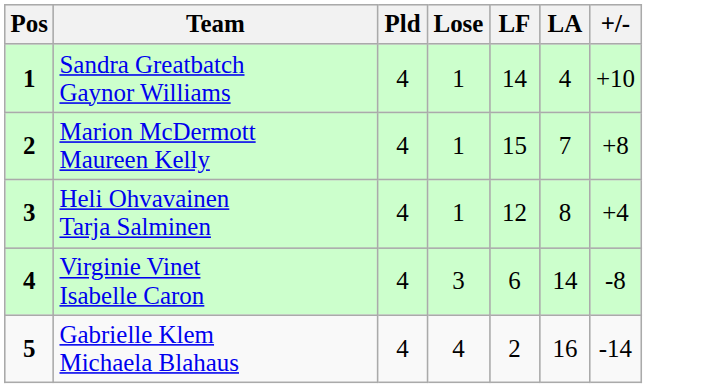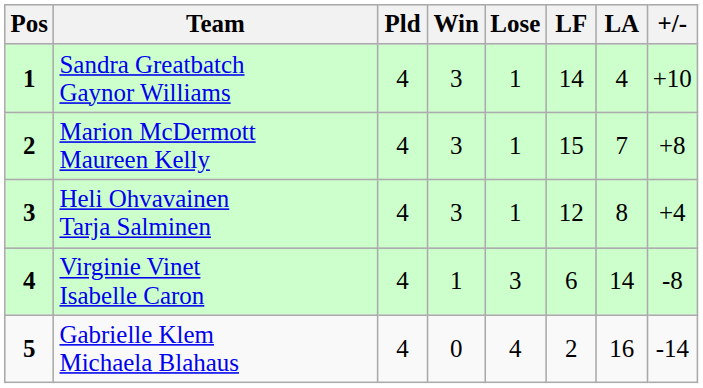+ column: (456, 24)
